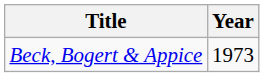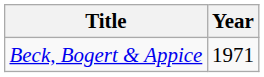(233, 54) 1973 -> (233, 54) 1971
